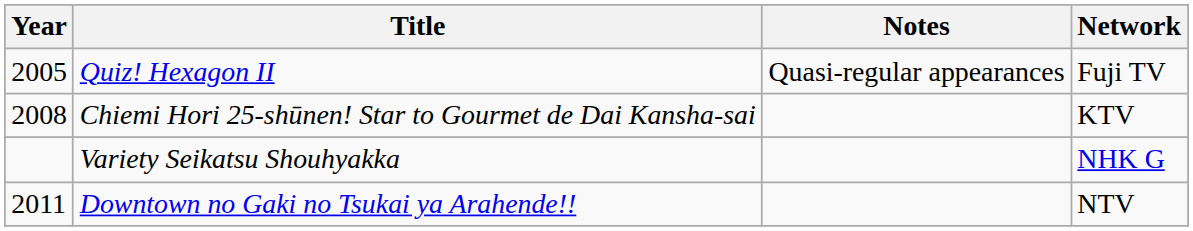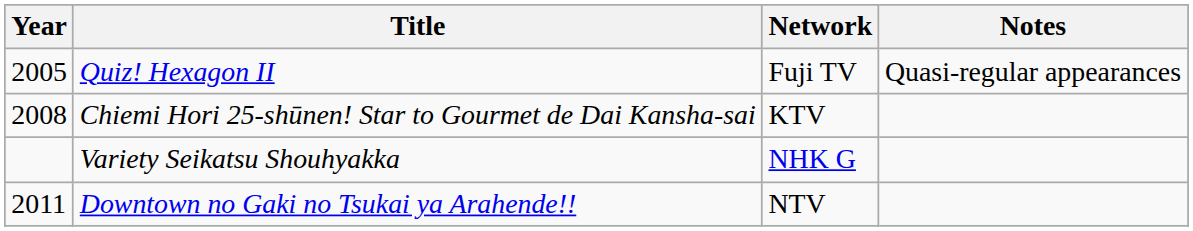columns swapped: (1129, 26) <-> (917, 26)
